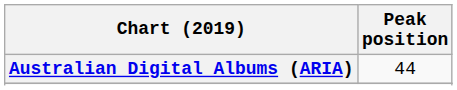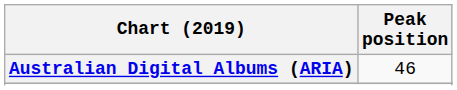(405, 69) 44 -> (405, 69) 46
